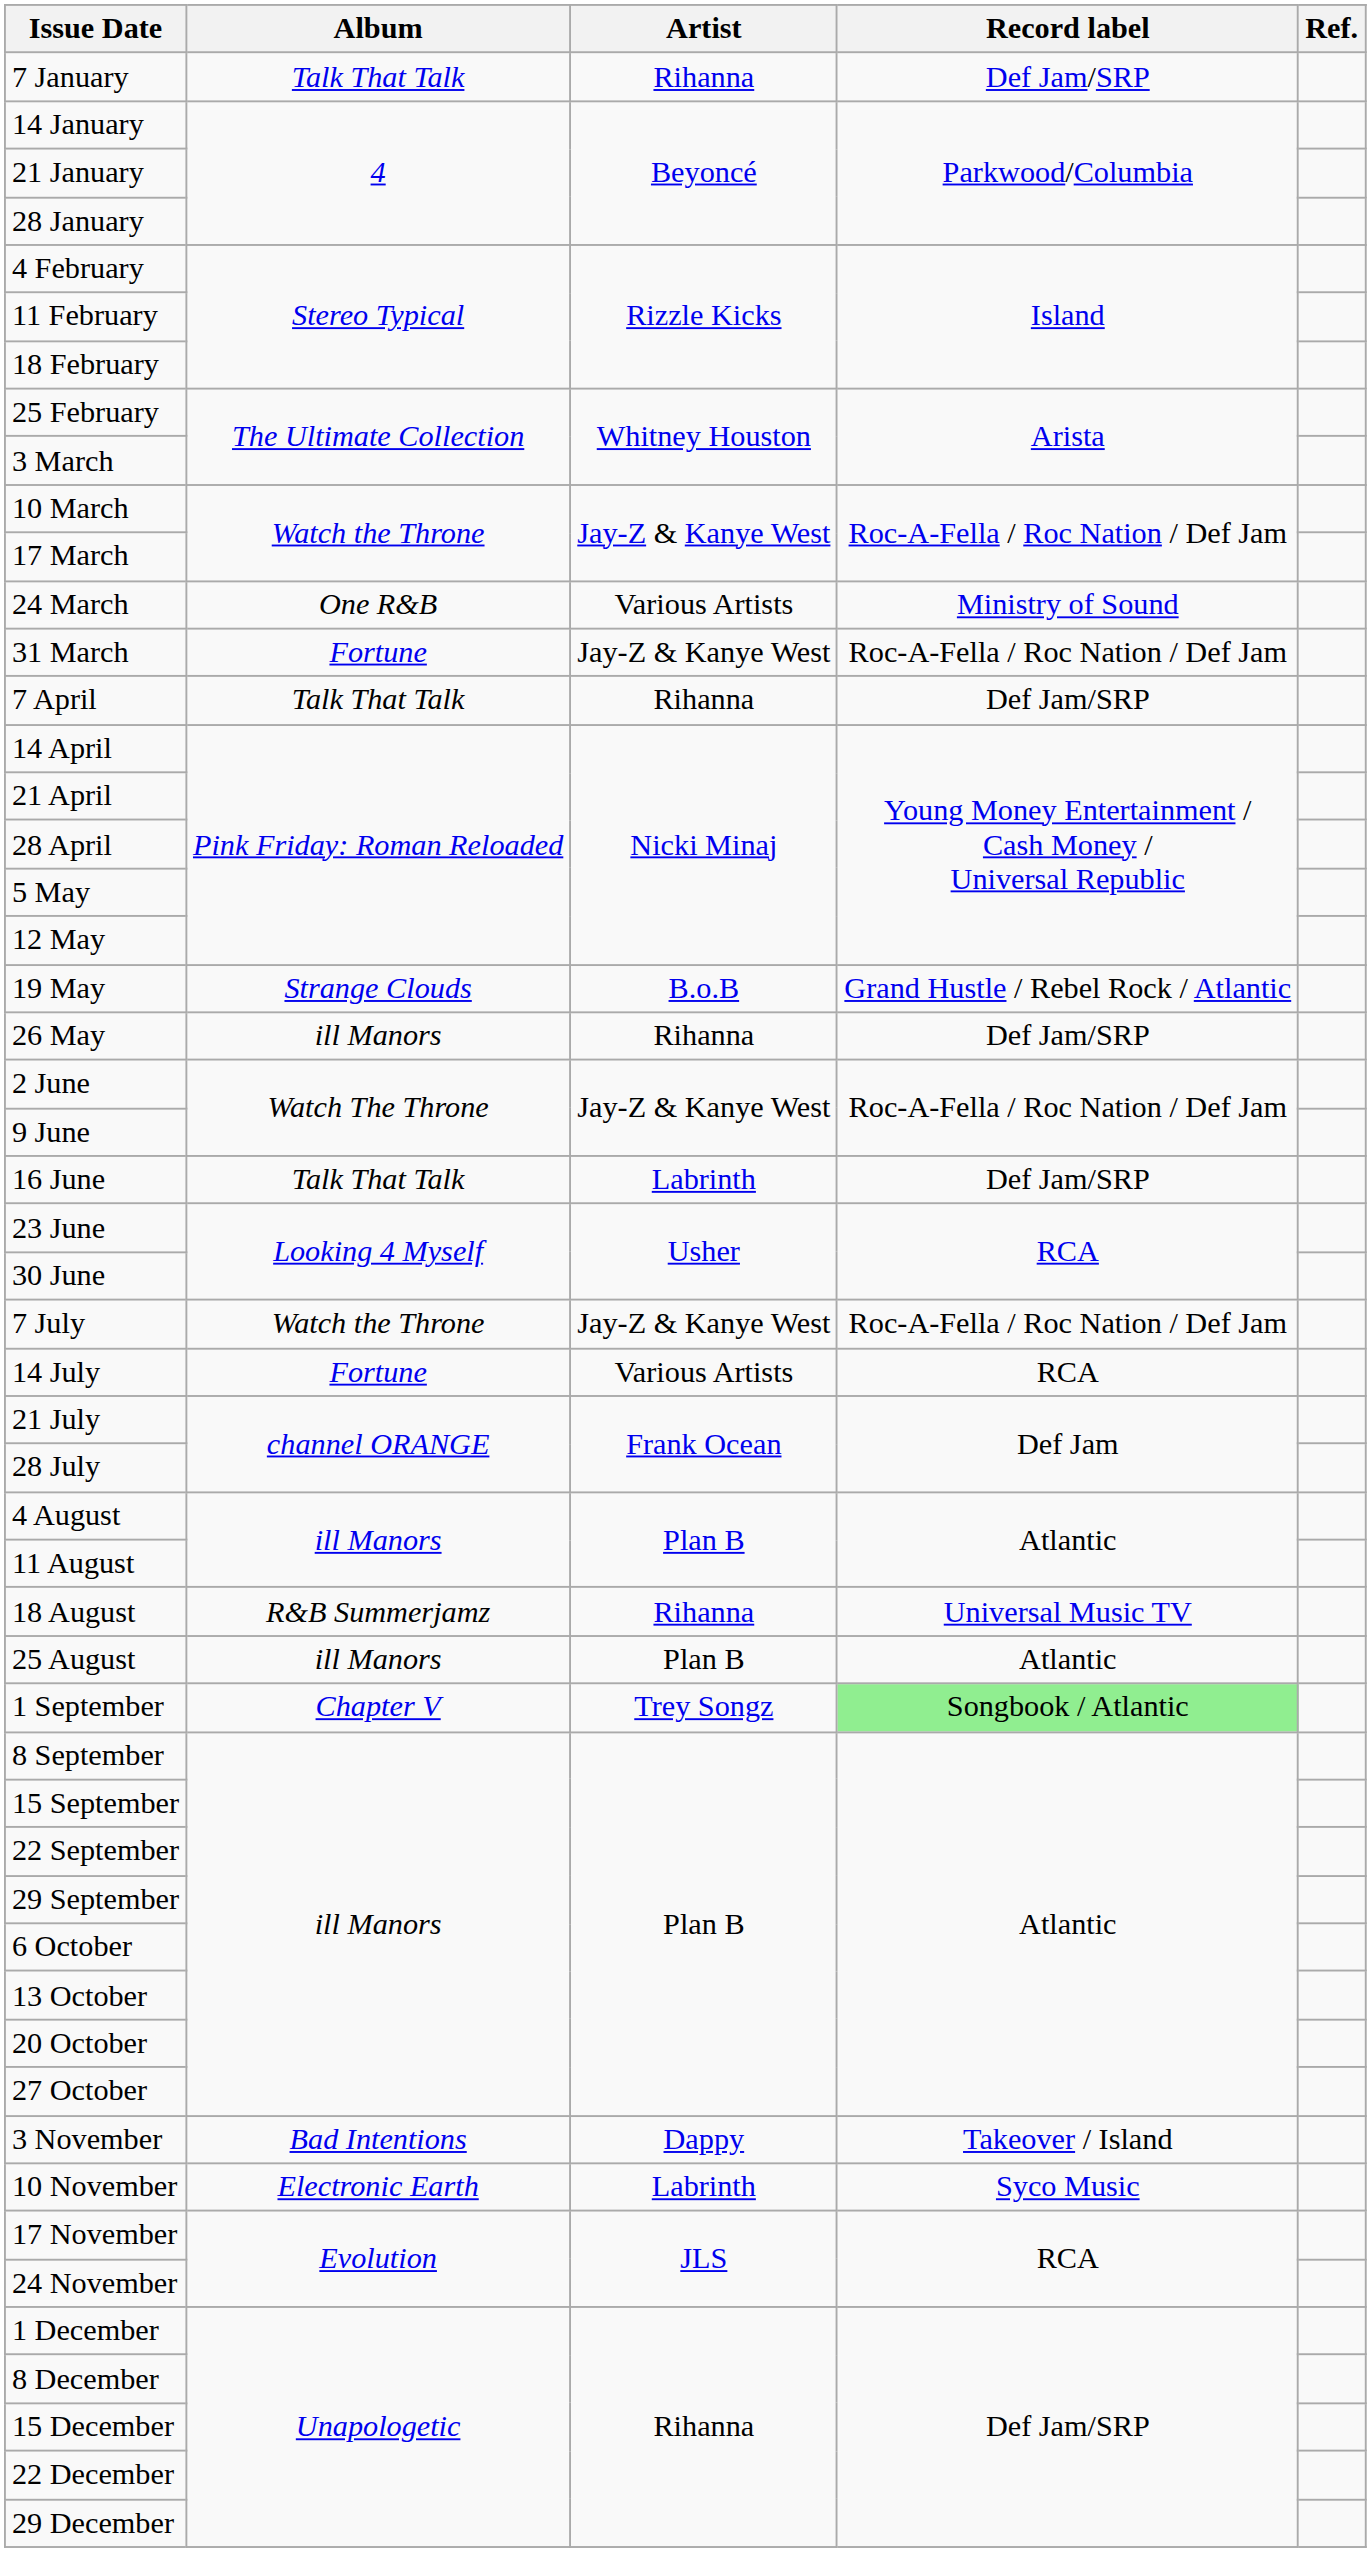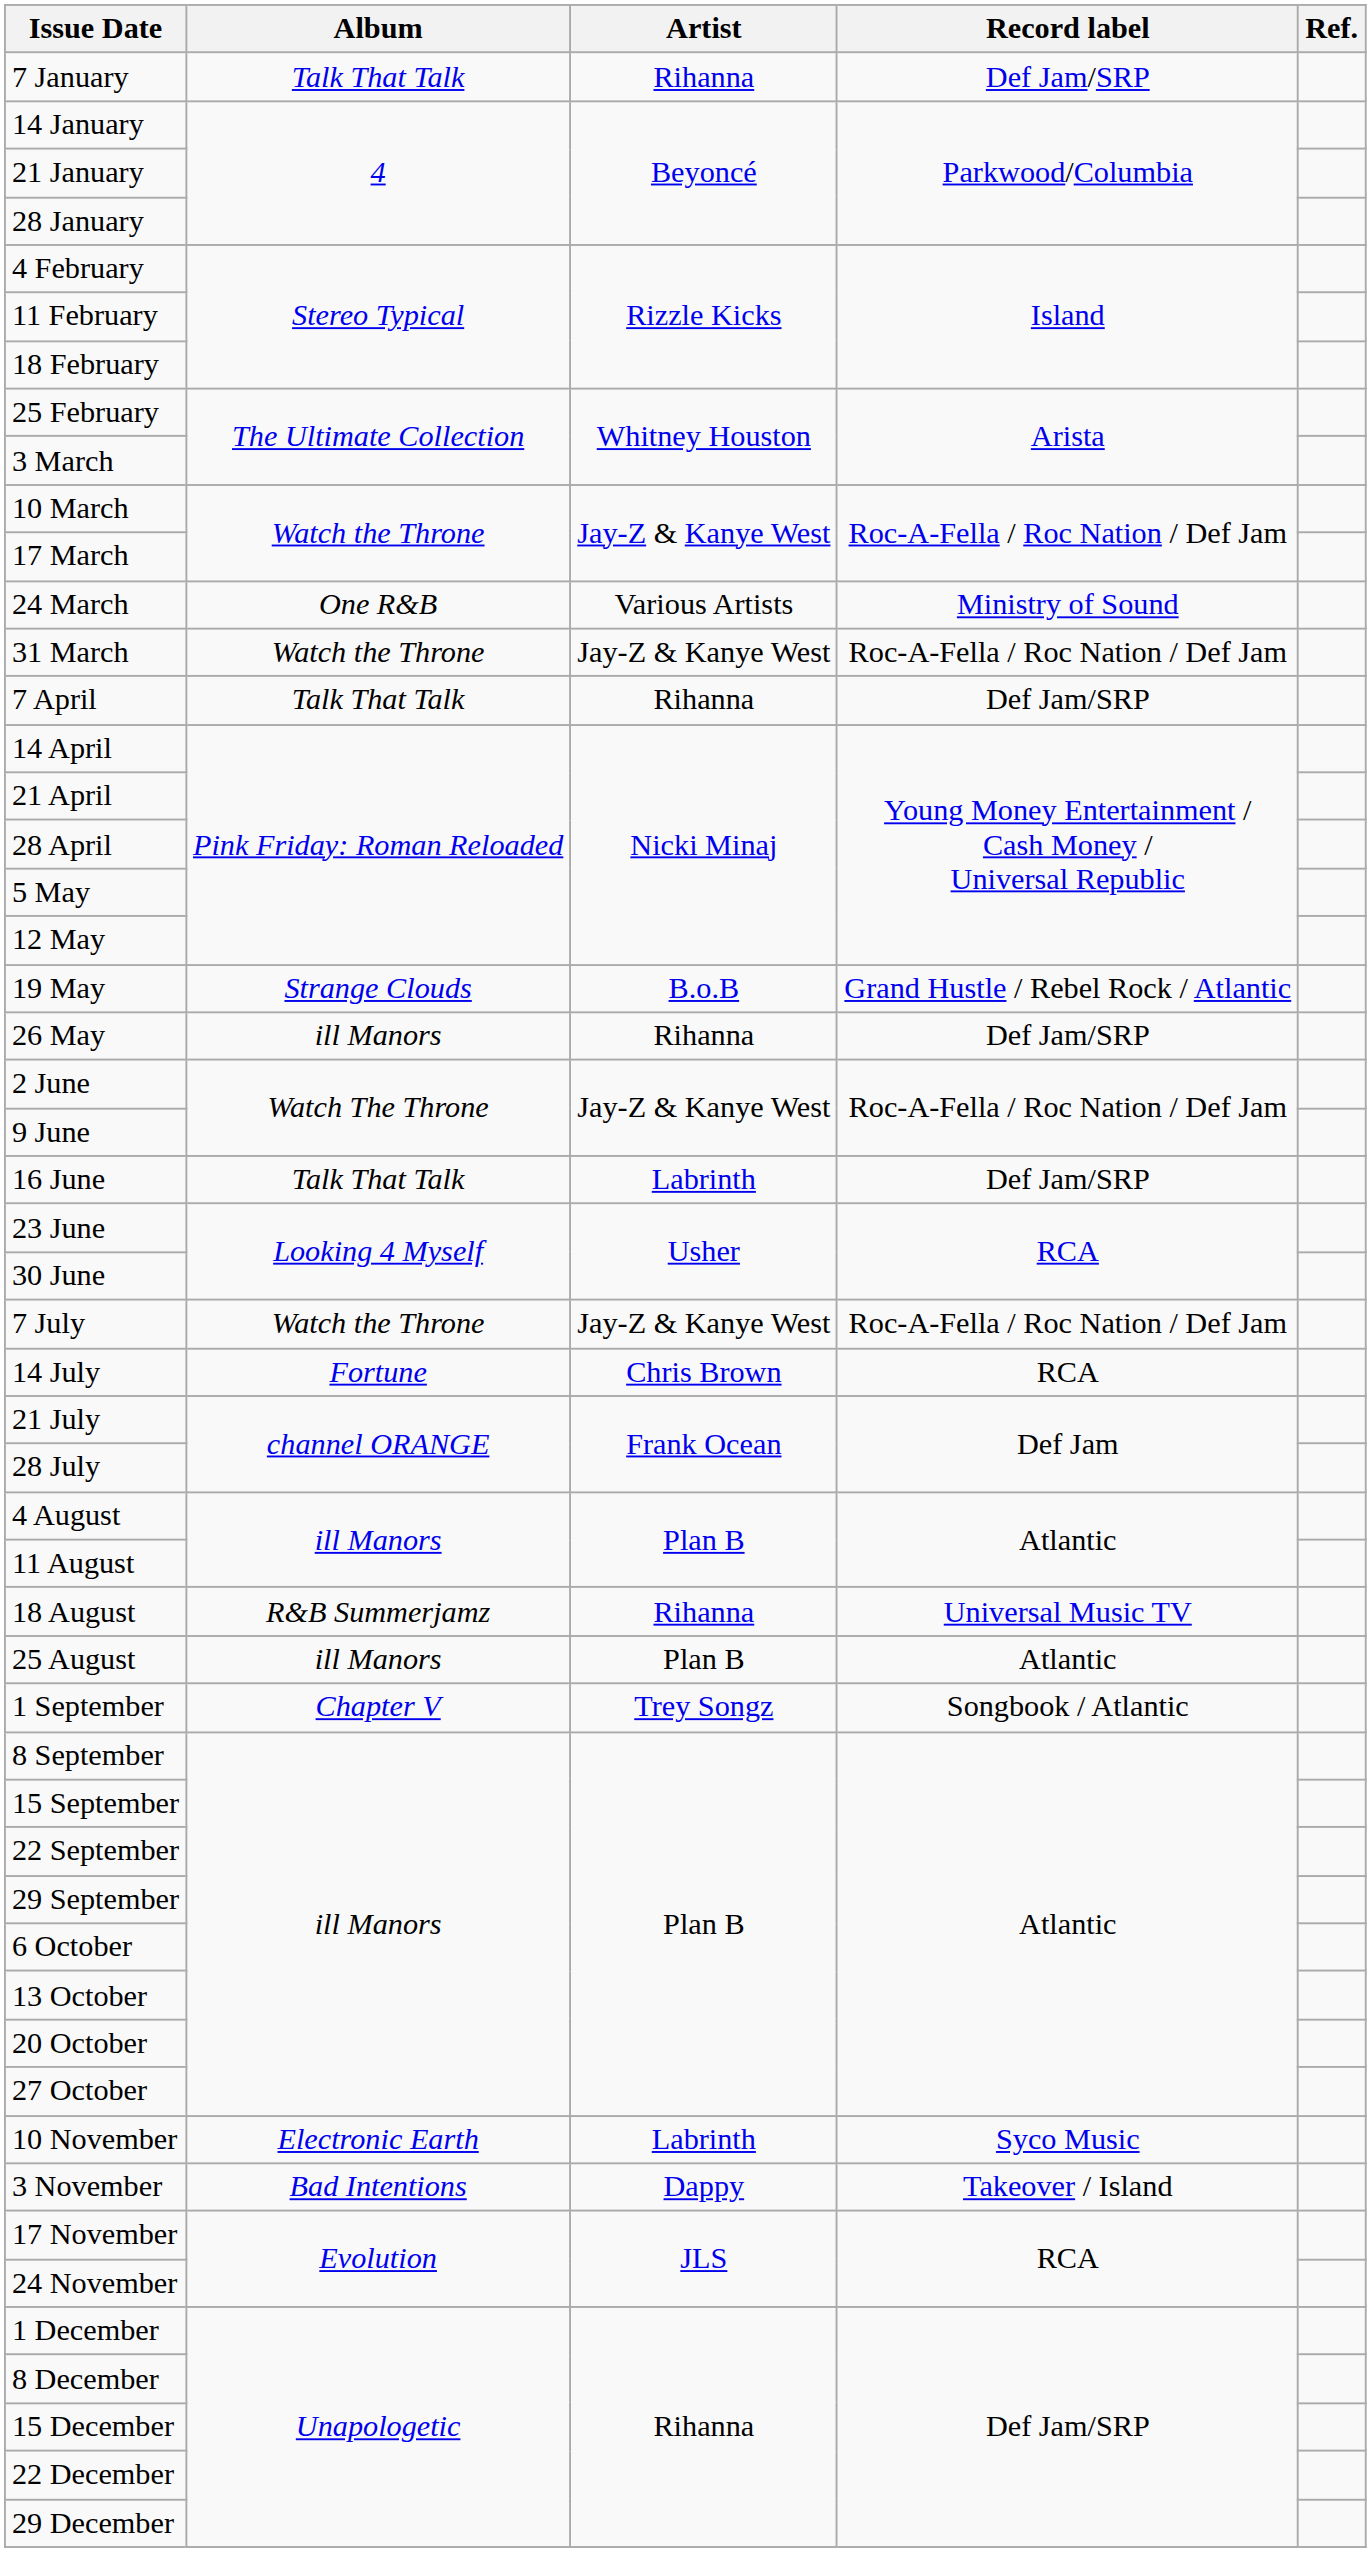(378, 651) Fortune -> (378, 651) Watch the Throne
(704, 1371) Various Artists -> (704, 1371) Chris Brown
(1068, 1707) lightgreen background -> (1068, 1707) no background
rows swapped: (87, 2138) <-> (95, 2186)
